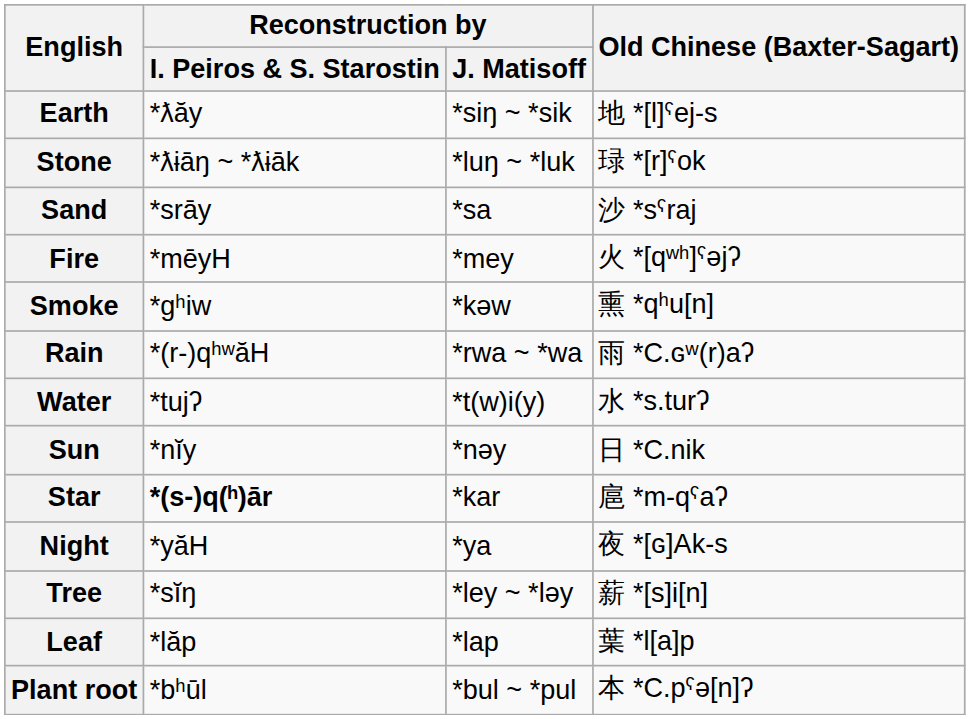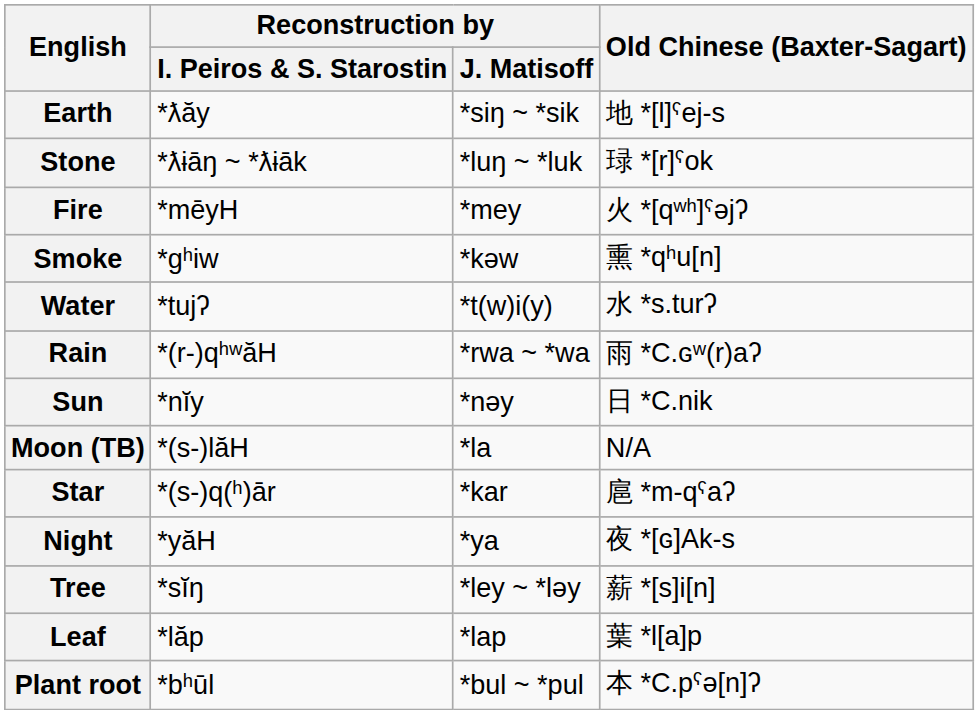- row: (74, 210)
rows swapped: (74, 401) <-> (74, 354)
+ row: (78, 447)
(211, 497) bold -> (216, 492) normal
